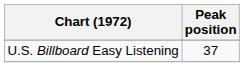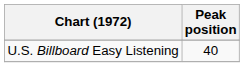(211, 51) 37 -> (211, 51) 40
